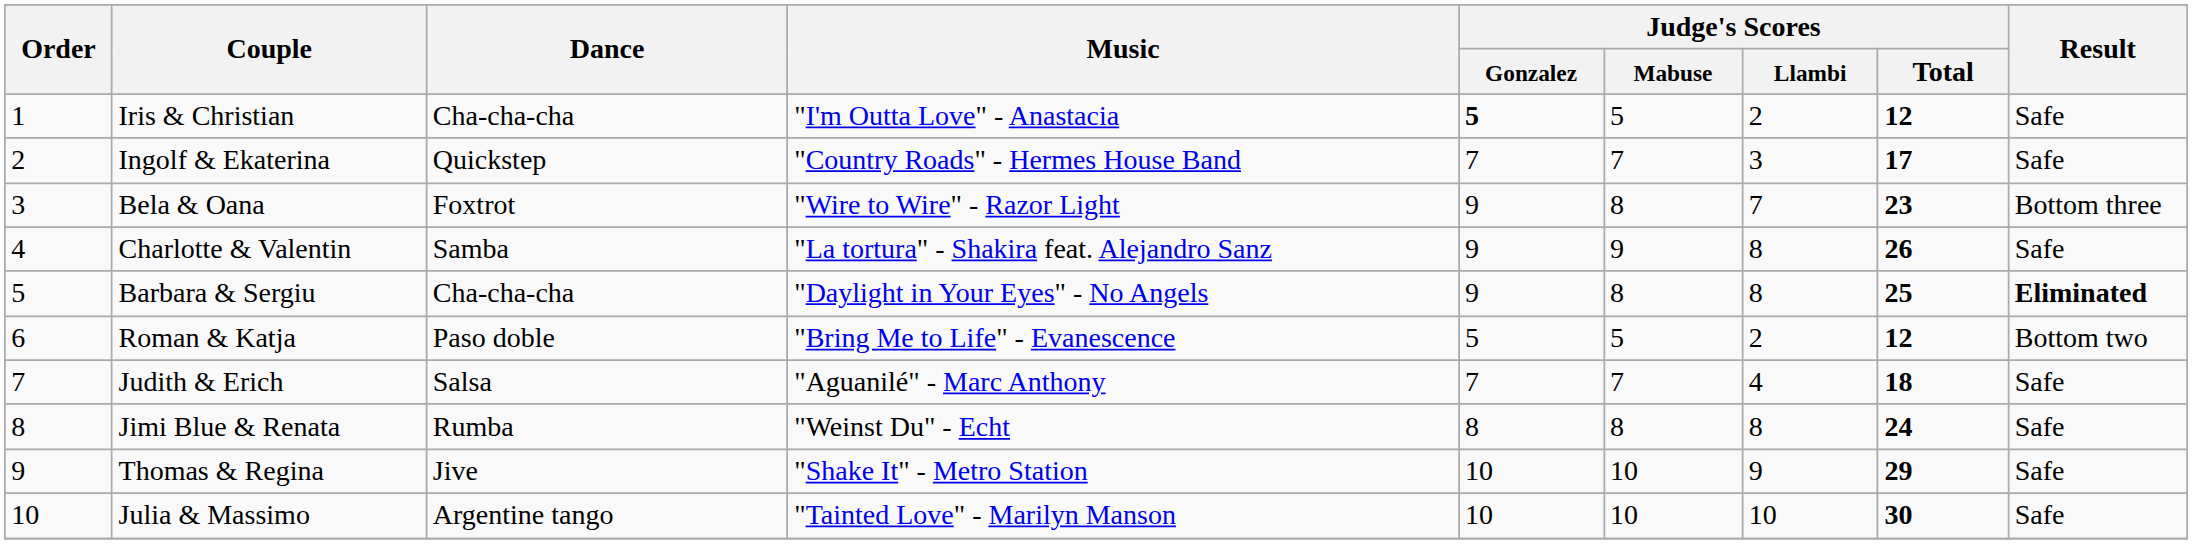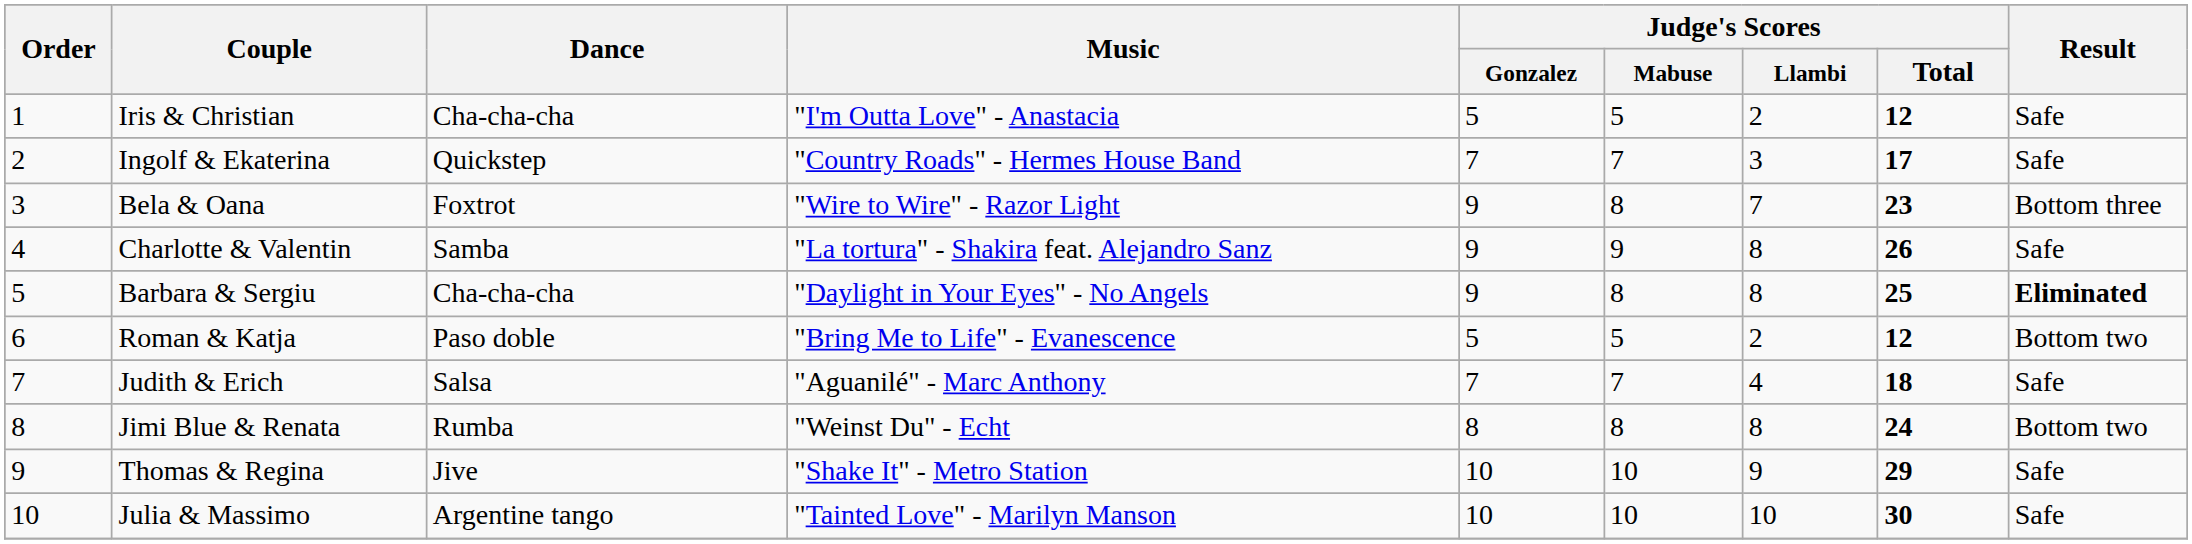(1472, 115) bold -> (1472, 115) normal
(2040, 426) Safe -> (2081, 426) Bottom two
